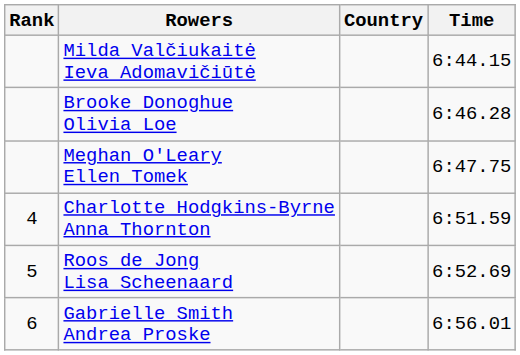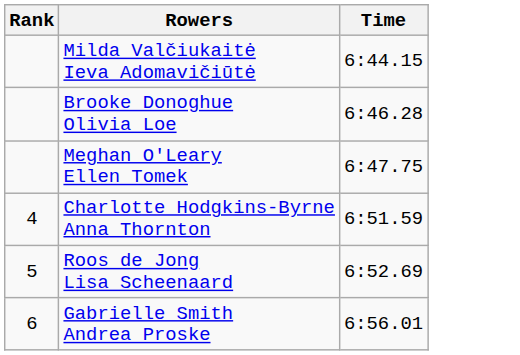- column: (384, 20)
